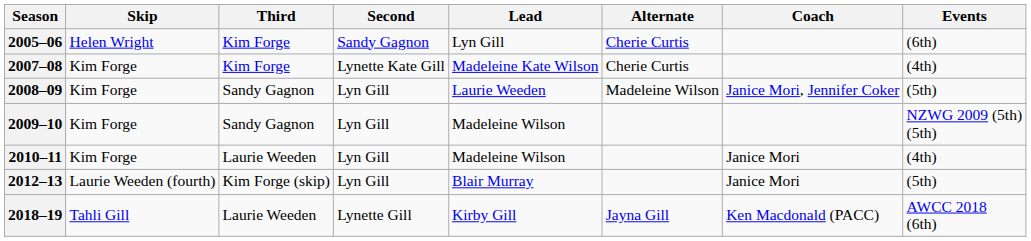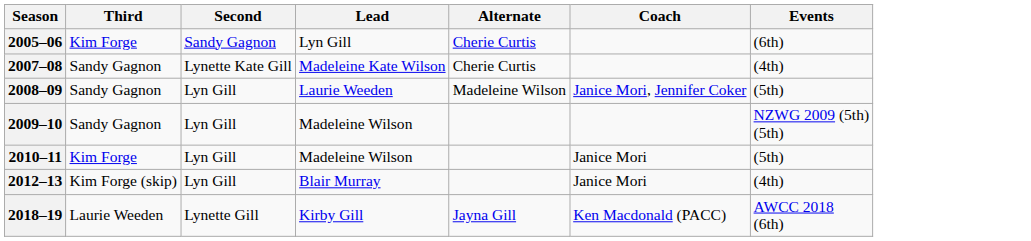- column: (142, 16)
(256, 66) Kim Forge -> (115, 66) Sandy Gagnon
(269, 157) Laurie Weeden -> (103, 157) Kim Forge
(922, 157) (4th) -> (769, 157) (5th)
(922, 181) (5th) -> (769, 181) (4th)
